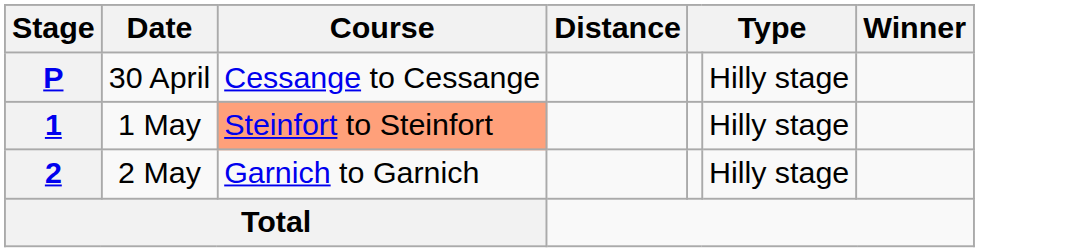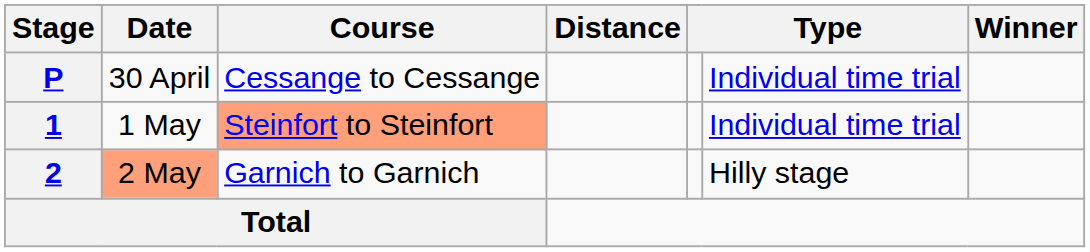(779, 76) Hilly stage -> (835, 76) Individual time trial
(779, 125) Hilly stage -> (835, 125) Individual time trial
(159, 173) no background -> (159, 173) lightsalmon background
